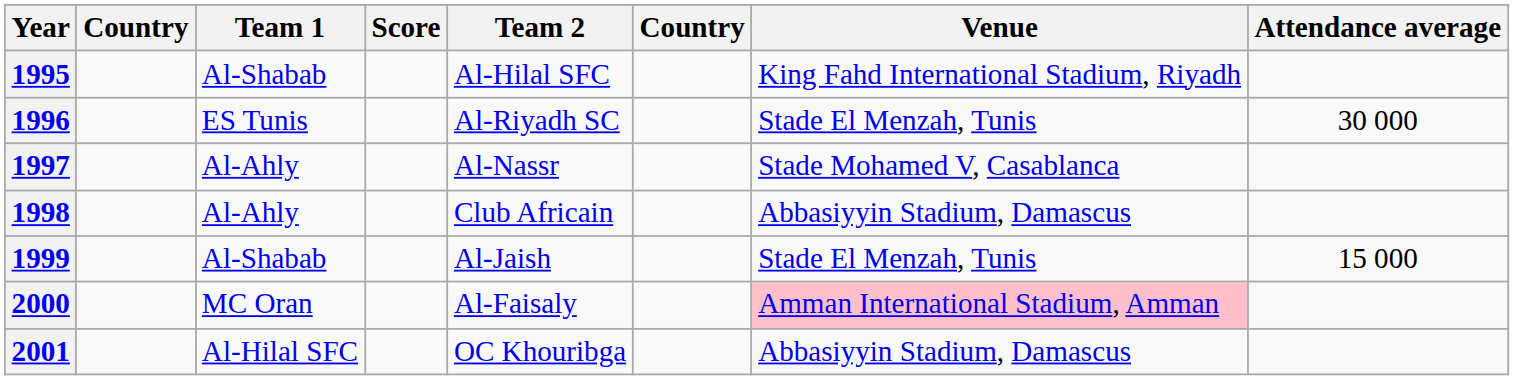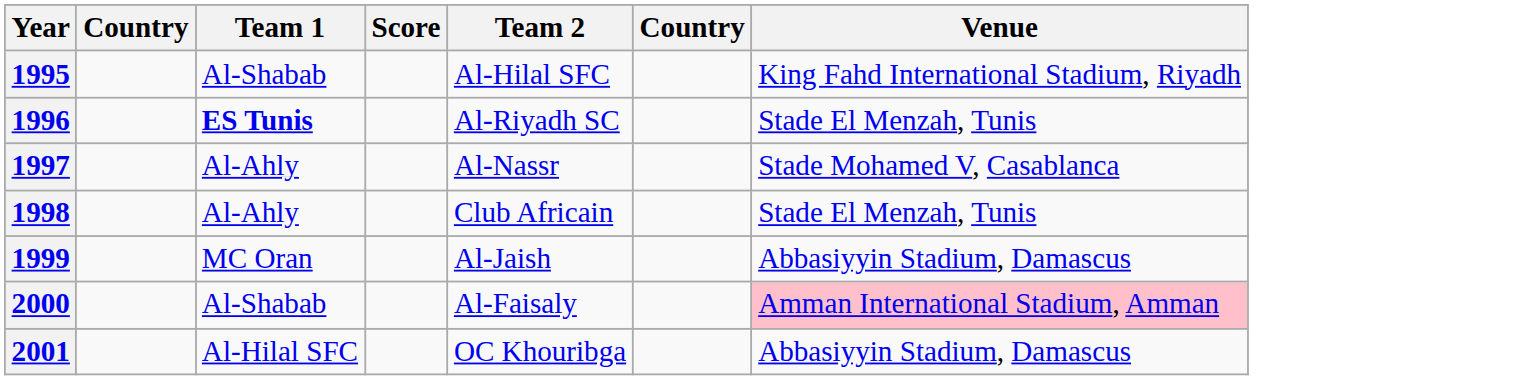- column: (1378, 27)
(255, 119) normal -> (257, 119) bold
(945, 212) Abbasiyyin Stadium, Damascus -> (897, 212) Stade El Menzah, Tunis
(264, 258) Al-Shabab -> (257, 258) MC Oran
(897, 258) Stade El Menzah, Tunis -> (945, 258) Abbasiyyin Stadium, Damascus
(257, 304) MC Oran -> (264, 304) Al-Shabab
